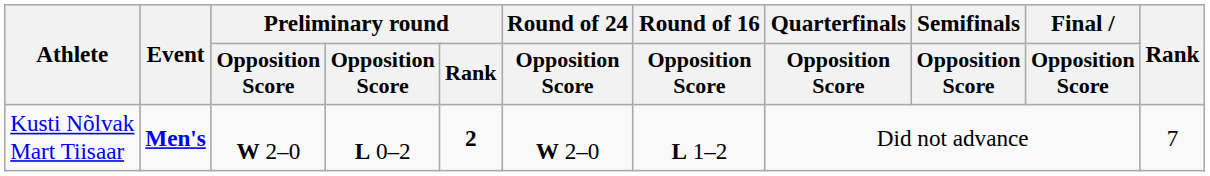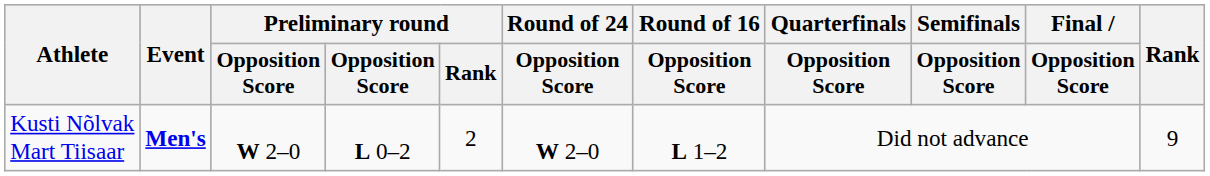(471, 137) bold -> (471, 137) normal
(1172, 137) 7 -> (1172, 137) 9
